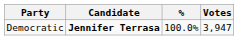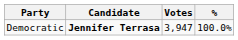columns swapped: (217, 12) <-> (181, 12)
